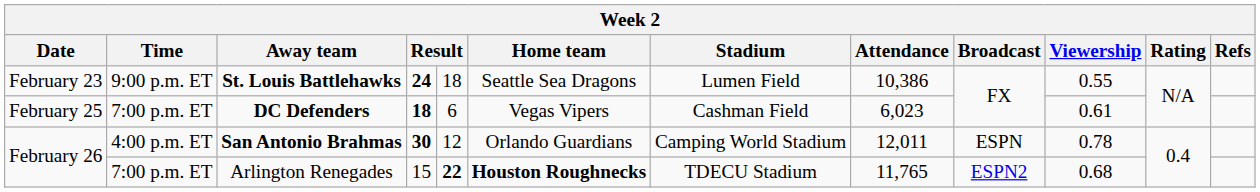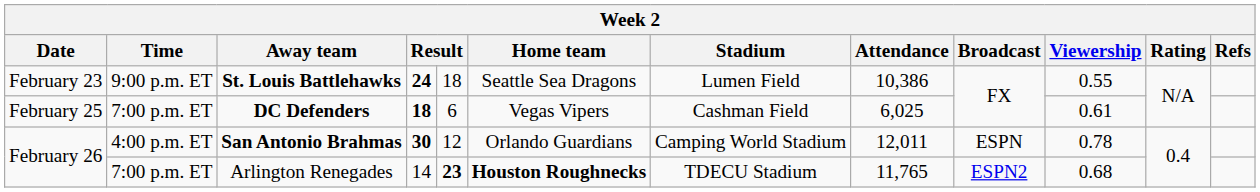(902, 111) 6,023 -> (902, 111) 6,025
(421, 171) 15 -> (421, 171) 14
(452, 171) 22 -> (452, 171) 23
